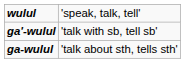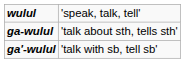rows swapped: (31, 31) <-> (30, 49)
